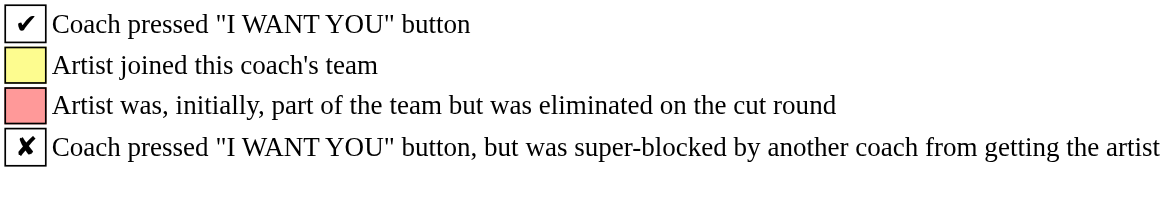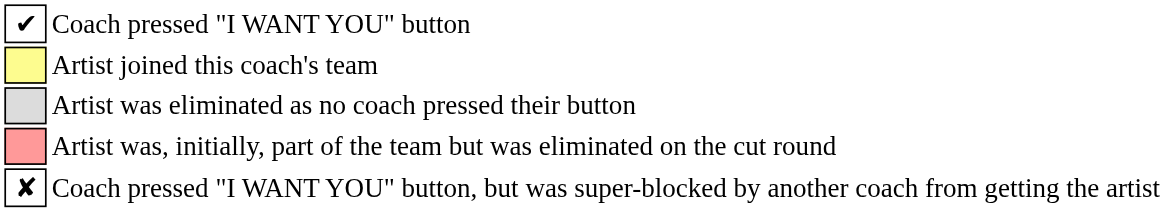+ row: (344, 105)
